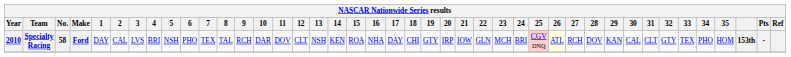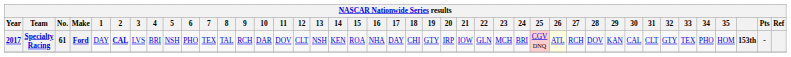(14, 41) 2010 -> (14, 41) 2017
(63, 41) 58 -> (63, 41) 61
(120, 41) normal -> (120, 41) bold
